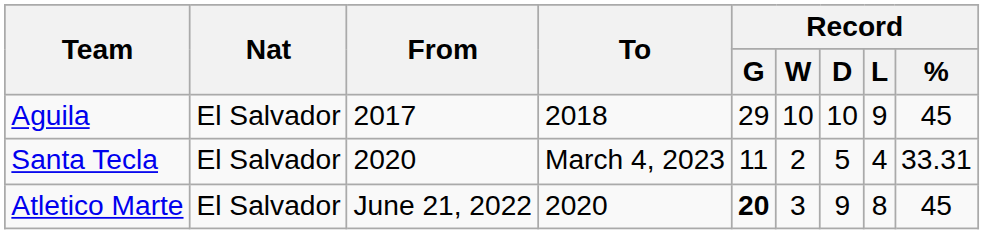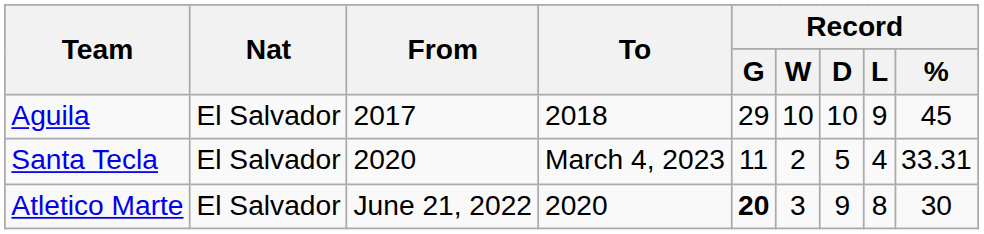(936, 205) 45 -> (936, 205) 30
